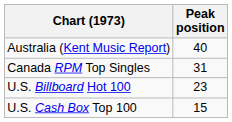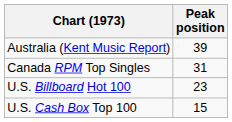(200, 48) 40 -> (200, 48) 39
